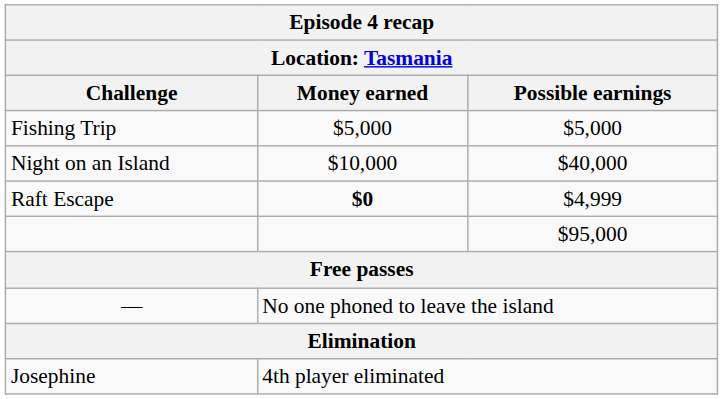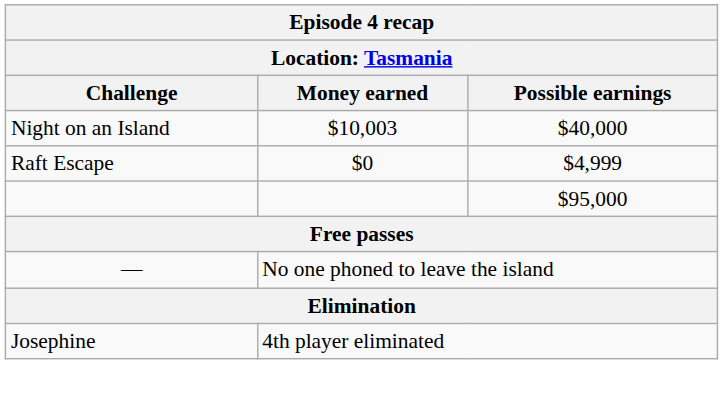- row: (64, 128)
(363, 163) $10,000 -> (363, 128) $10,003
(363, 198) bold -> (363, 163) normal
